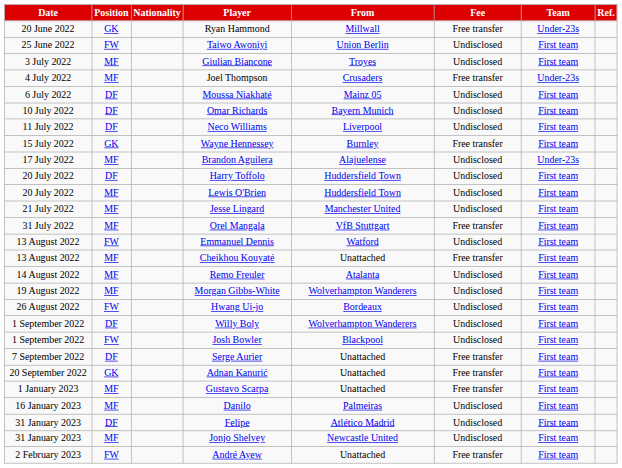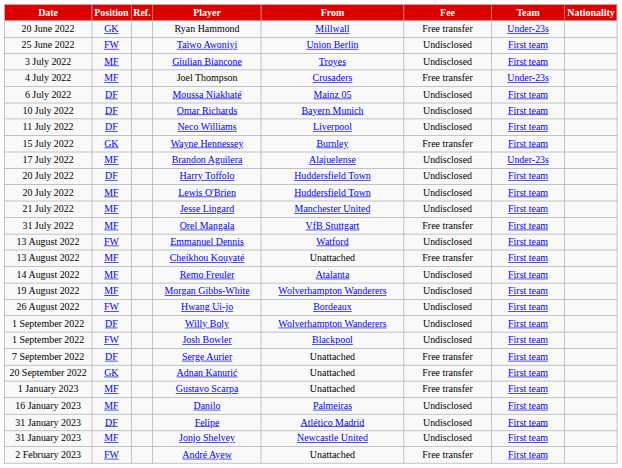columns swapped: (157, 13) <-> (606, 13)
